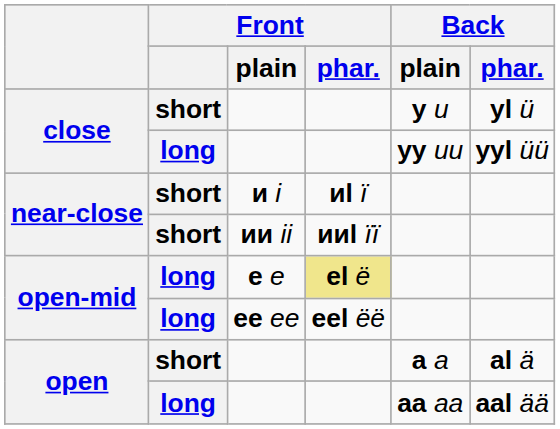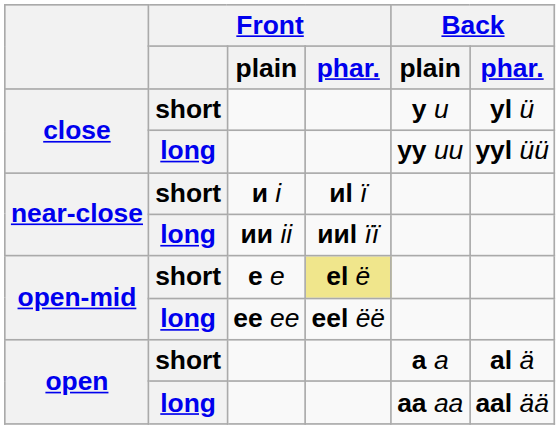(188, 234) short -> (188, 234) long
(188, 276) long -> (188, 276) short
